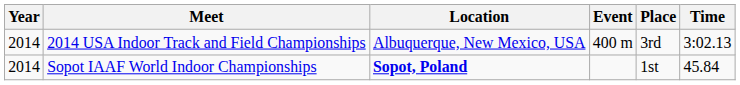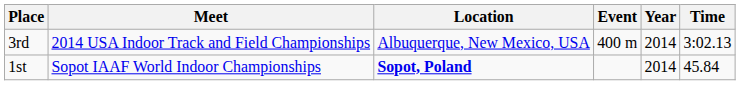columns swapped: (24, 17) <-> (658, 17)
